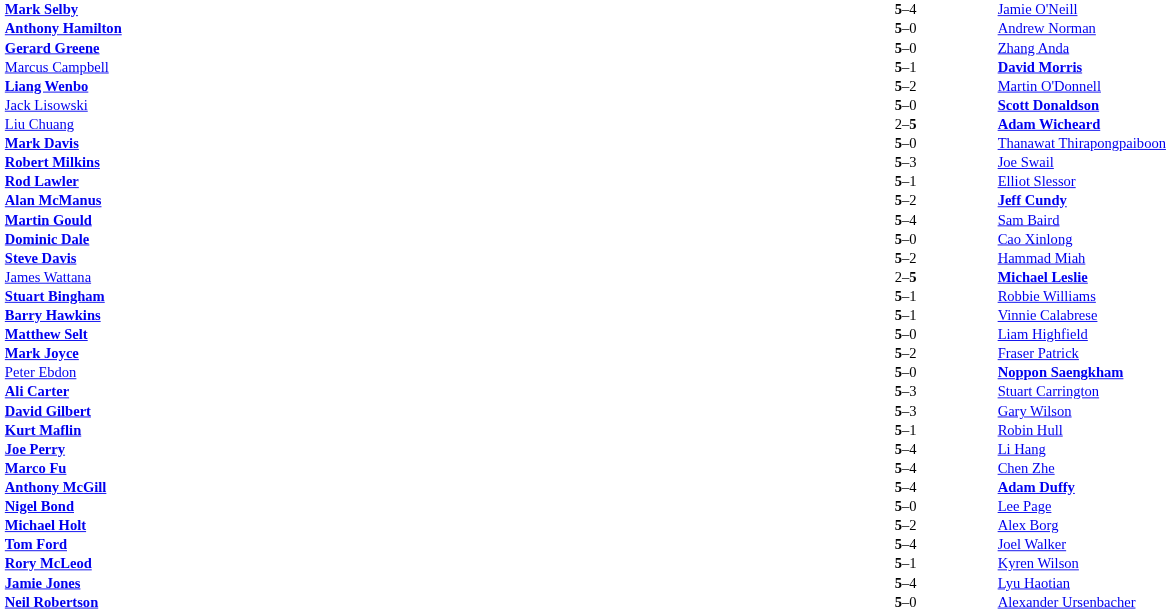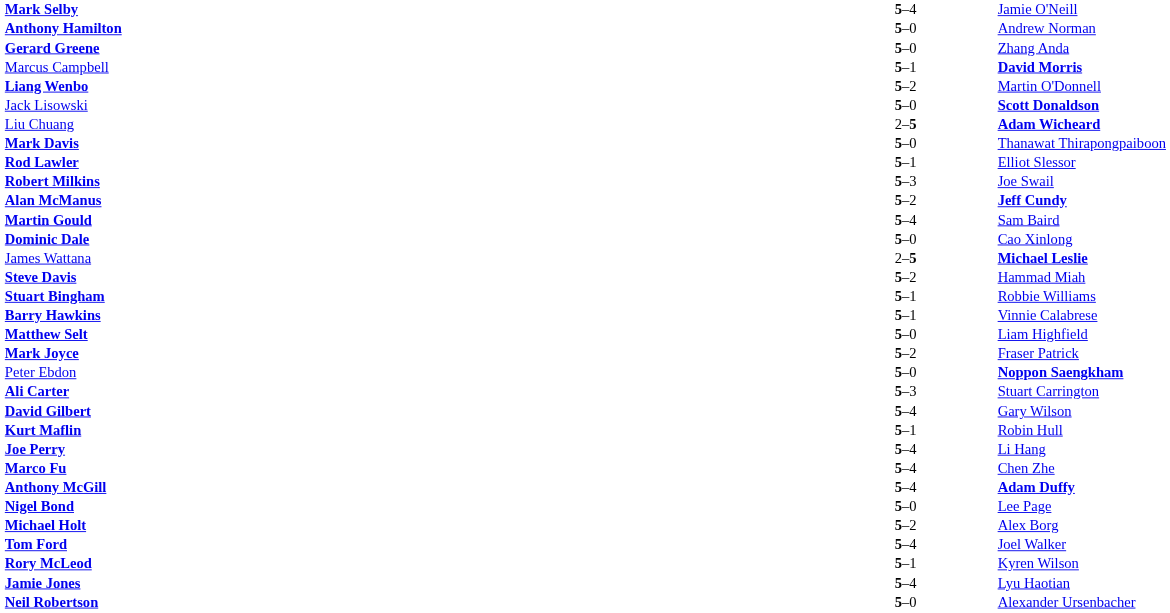rows swapped: (52, 162) <-> (42, 181)
rows swapped: (48, 277) <-> (41, 258)
(906, 411) 5–3 -> (906, 411) 5–4
